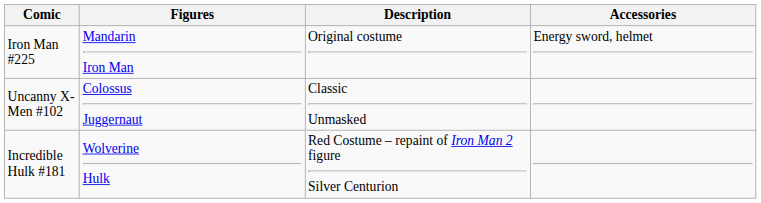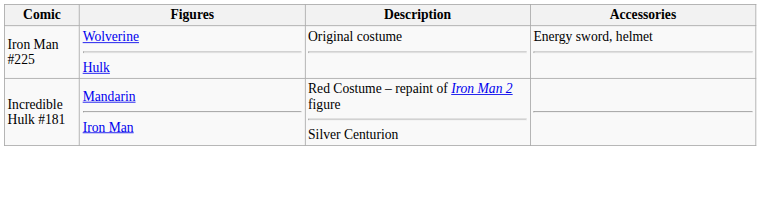(192, 52) Mandarin Iron Man -> (192, 52) Wolverine Hulk
- row: (41, 104)
(192, 164) Wolverine Hulk -> (192, 111) Mandarin Iron Man
